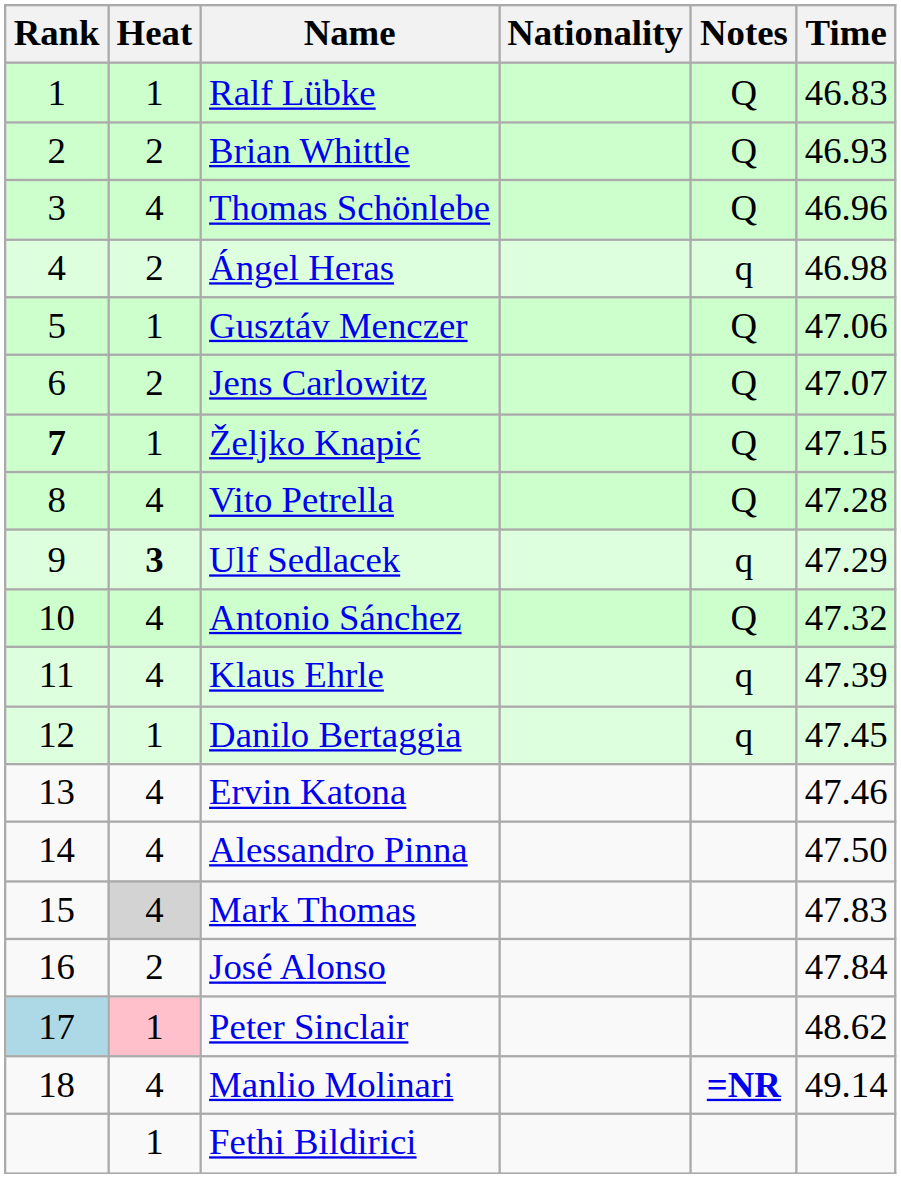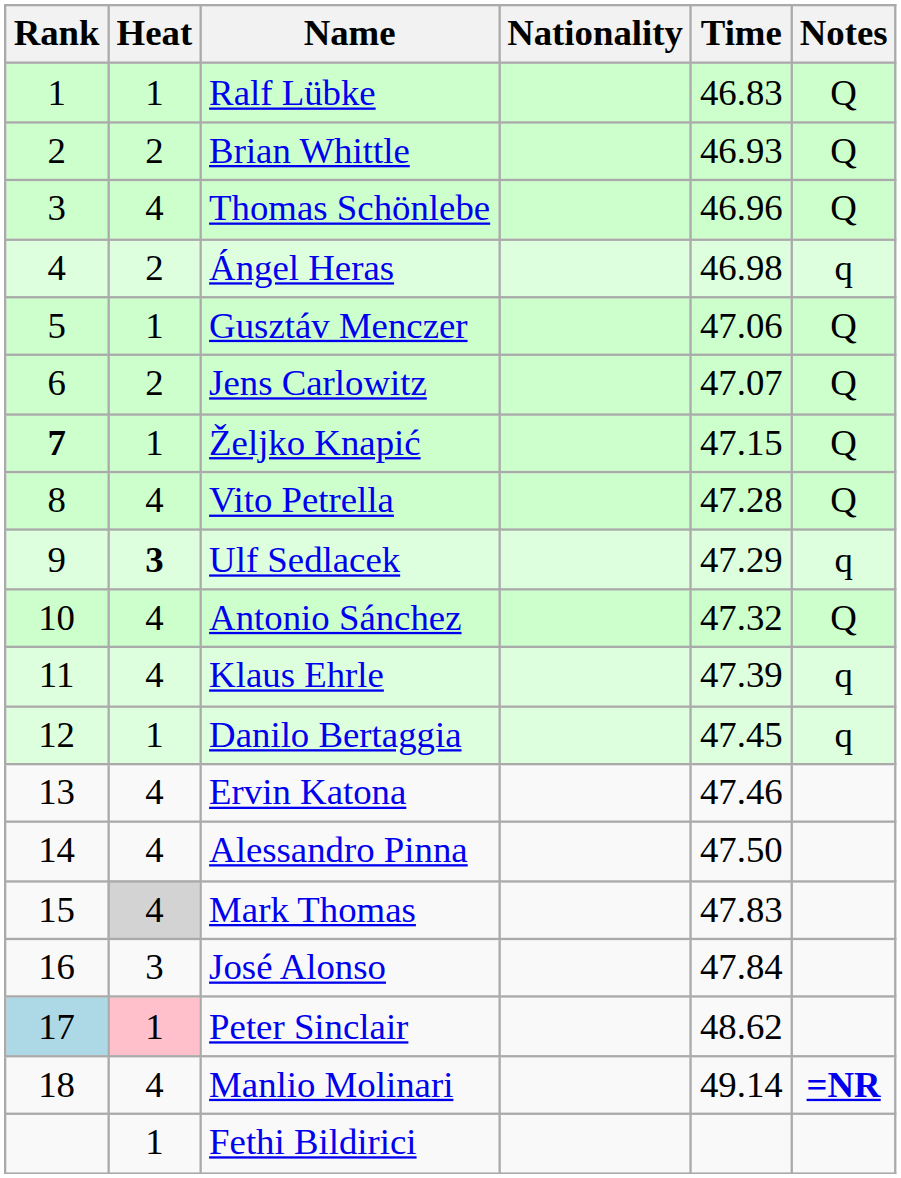columns swapped: (846, 33) <-> (744, 33)
(154, 967) 2 -> (154, 967) 3
